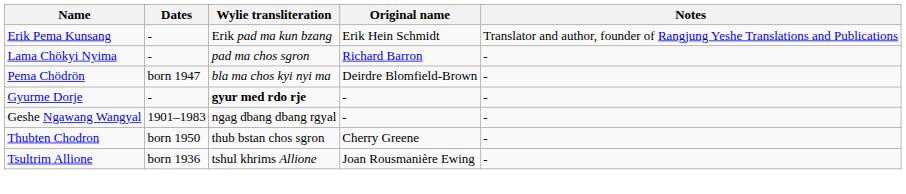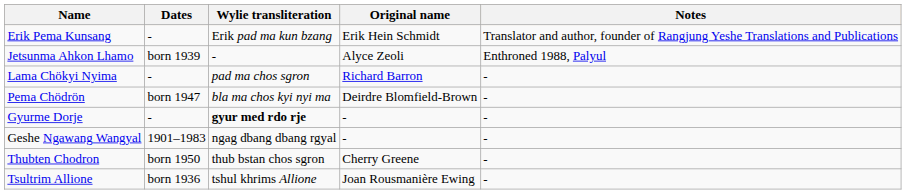+ row: (70, 55)
